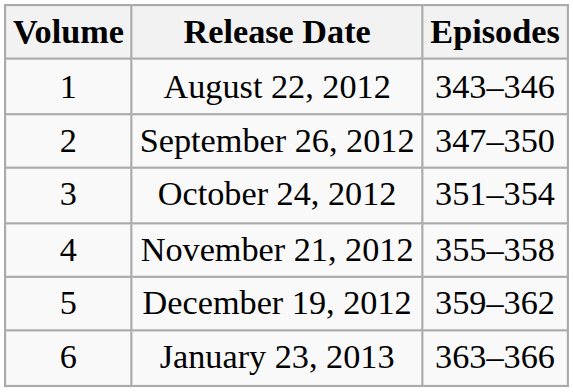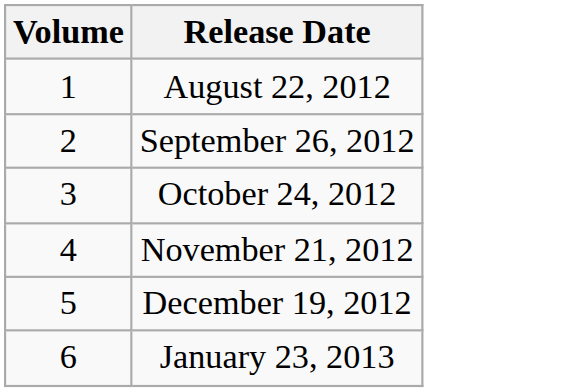- column: (495, 31)
